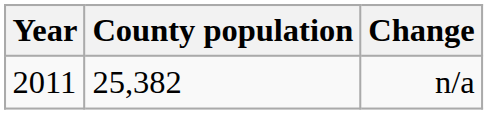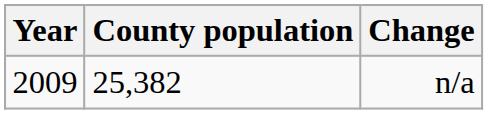(44, 81) 2011 -> (45, 81) 2009
